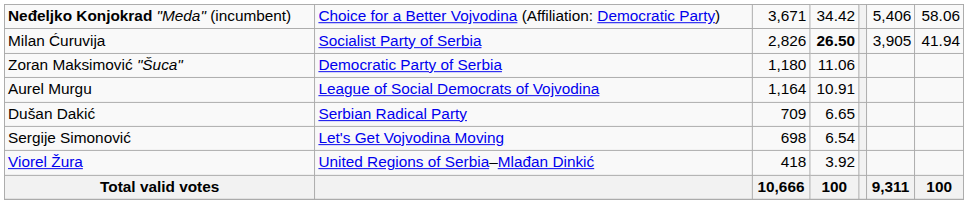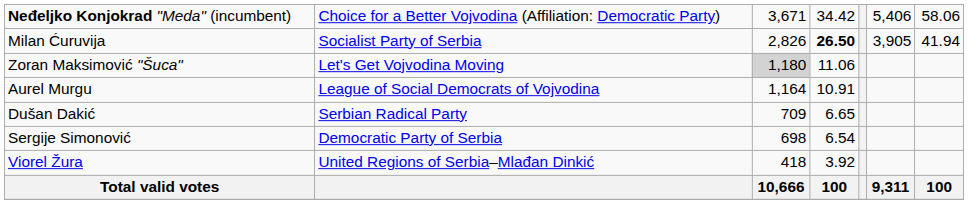(410, 65) Democratic Party of Serbia -> (411, 65) Let's Get Vojvodina Moving
(787, 65) no background -> (787, 65) lightgrey background
(411, 138) Let's Get Vojvodina Moving -> (410, 138) Democratic Party of Serbia
